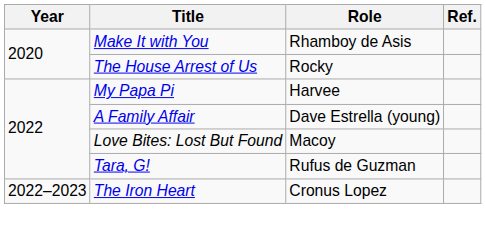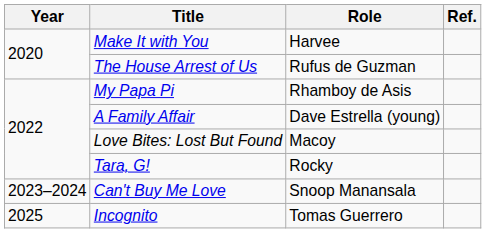(350, 41) Rhamboy de Asis -> (315, 41) Harvee
(311, 66) Rocky -> (353, 66) Rufus de Guzman
(315, 91) Harvee -> (350, 91) Rhamboy de Asis
(353, 166) Rufus de Guzman -> (311, 166) Rocky
- row: (144, 191)
+ row: (160, 191)
+ row: (126, 215)
